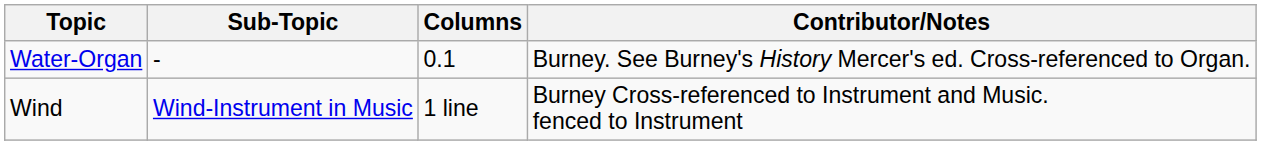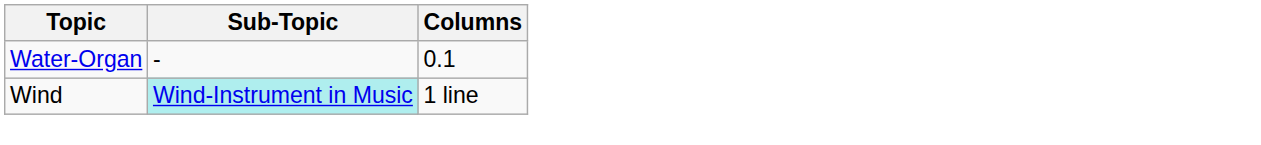- column: (892, 22)
(283, 108) no background -> (283, 95) paleturquoise background
